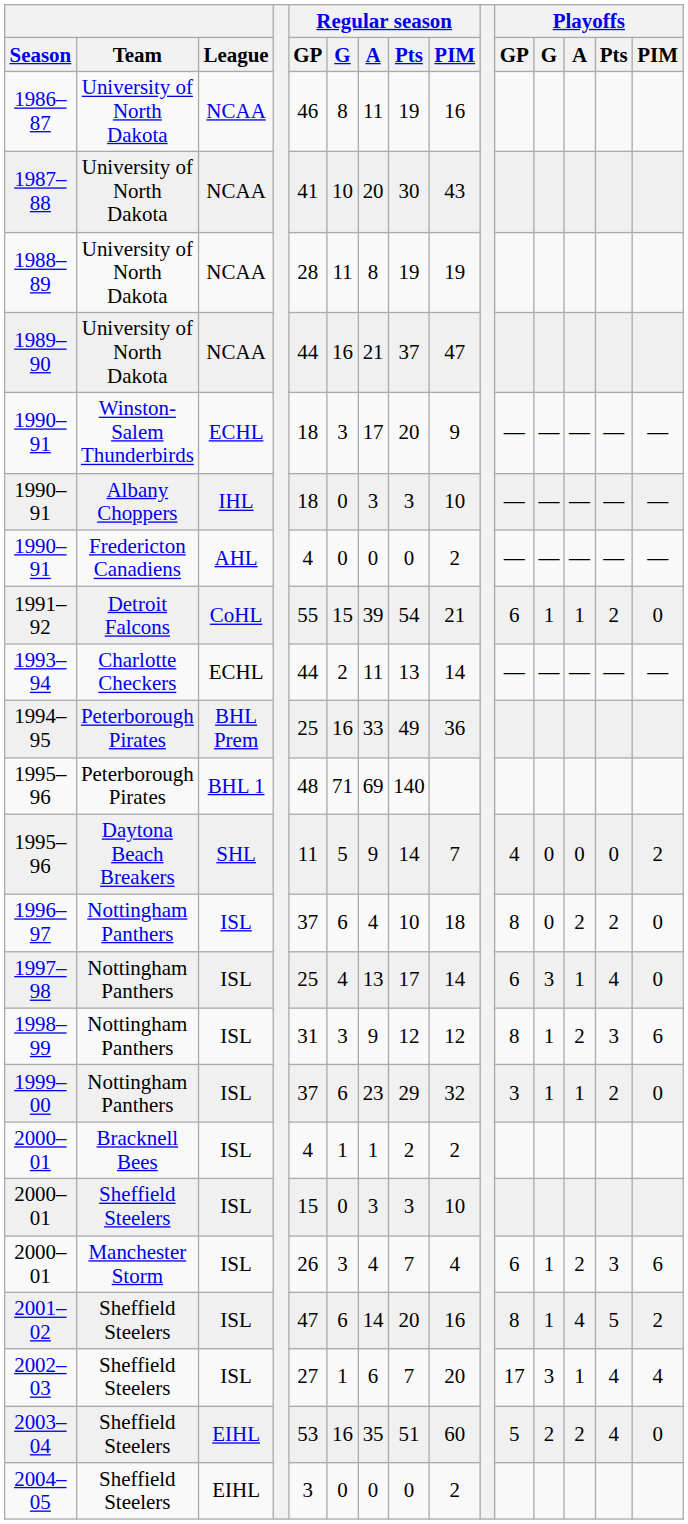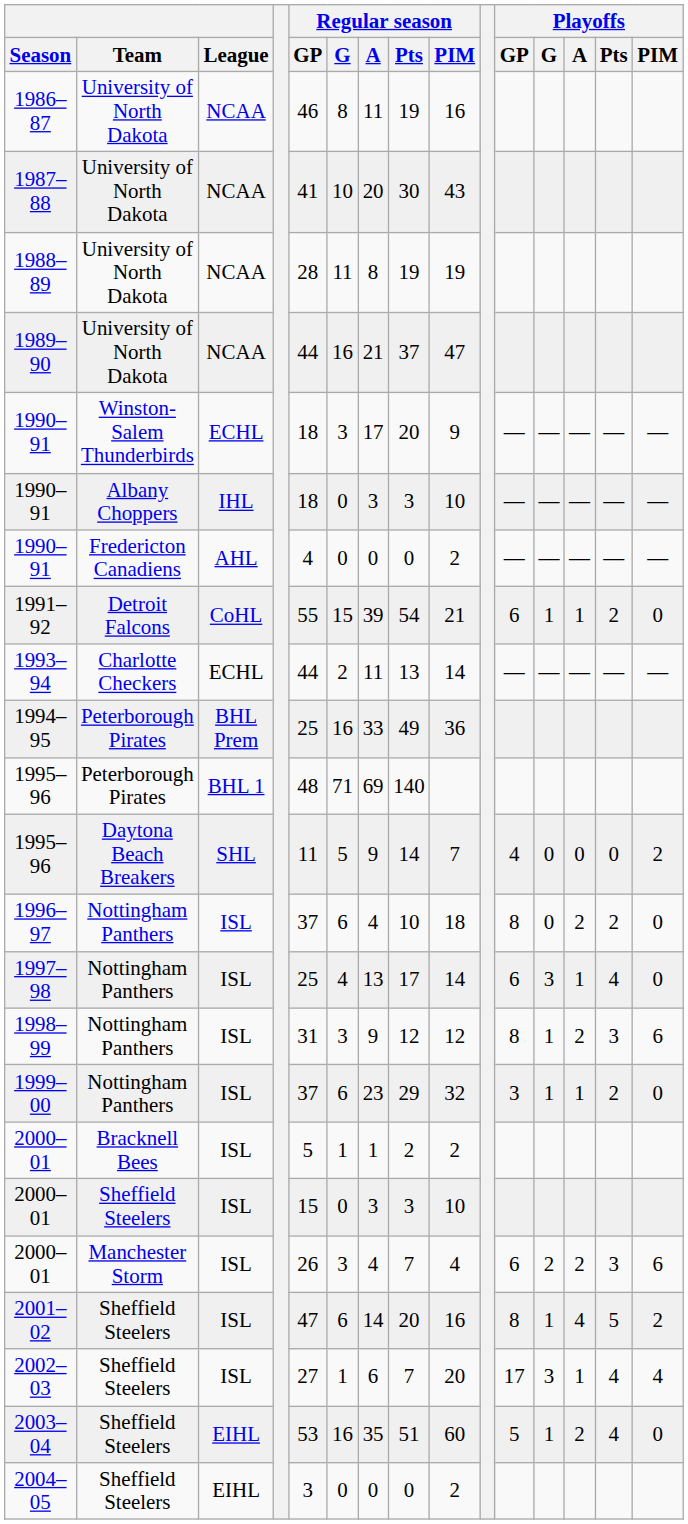(308, 1150) 4 -> (308, 1150) 5
(549, 1263) 1 -> (549, 1263) 2
(549, 1434) 2 -> (549, 1434) 1
